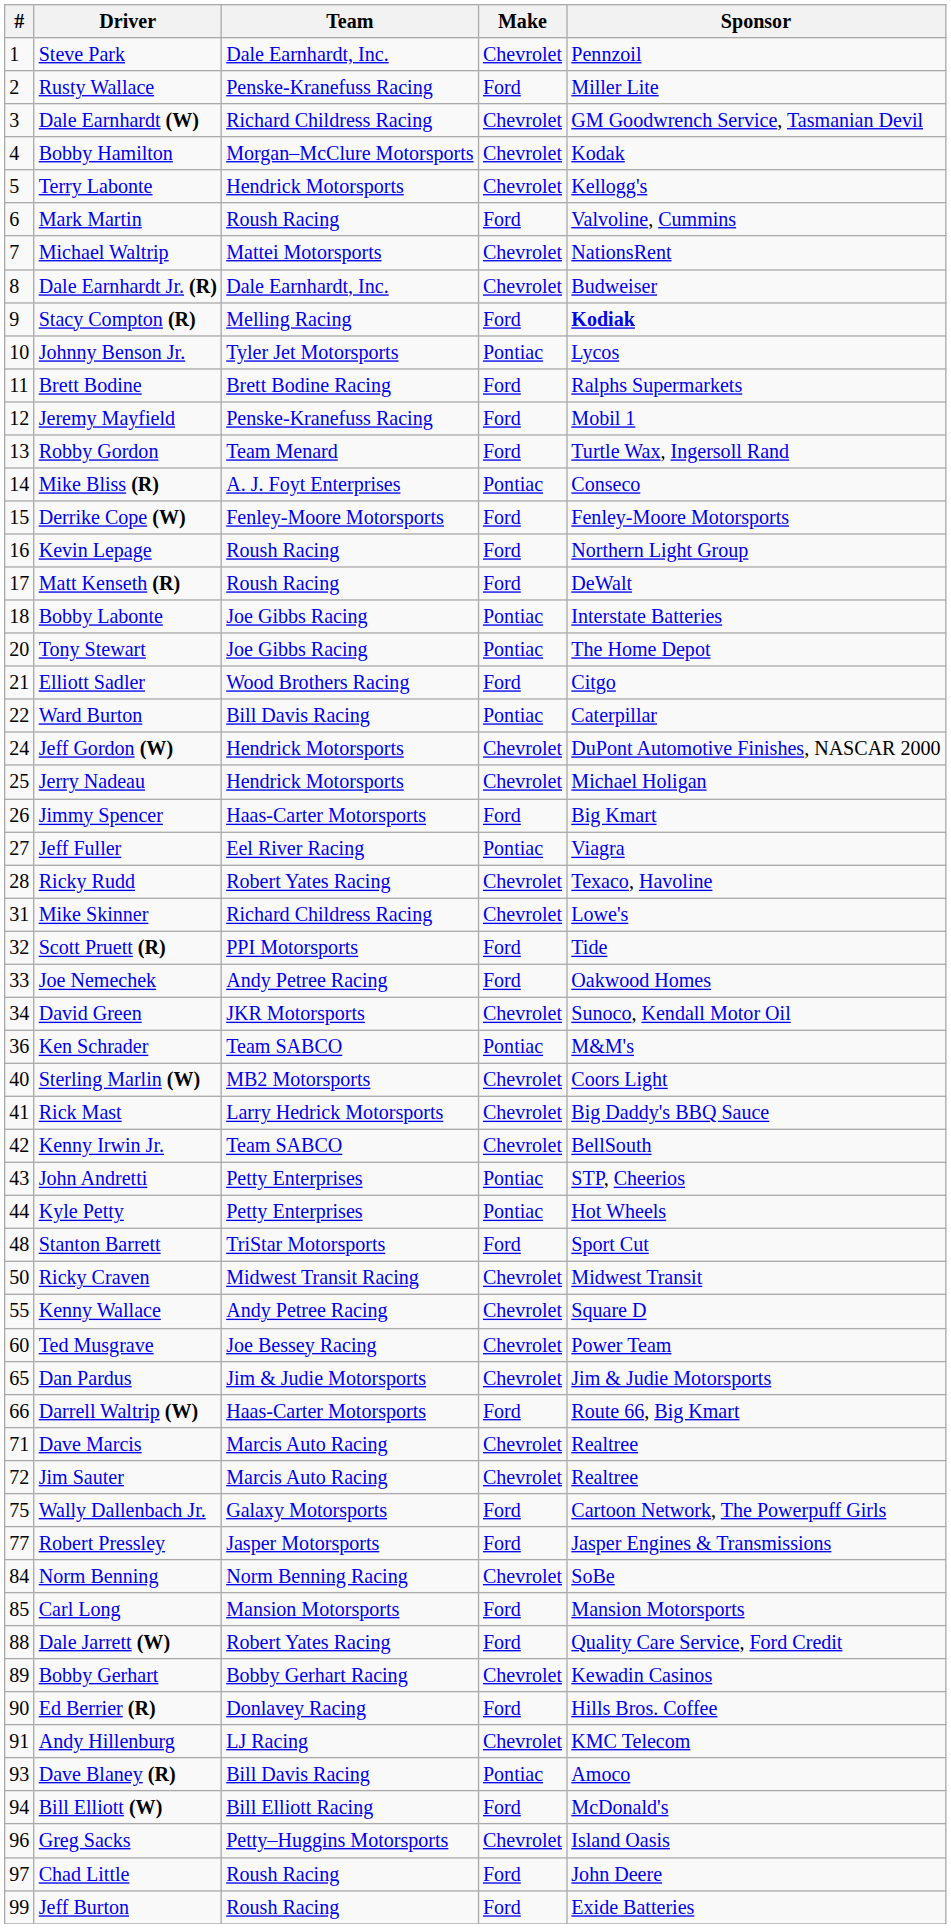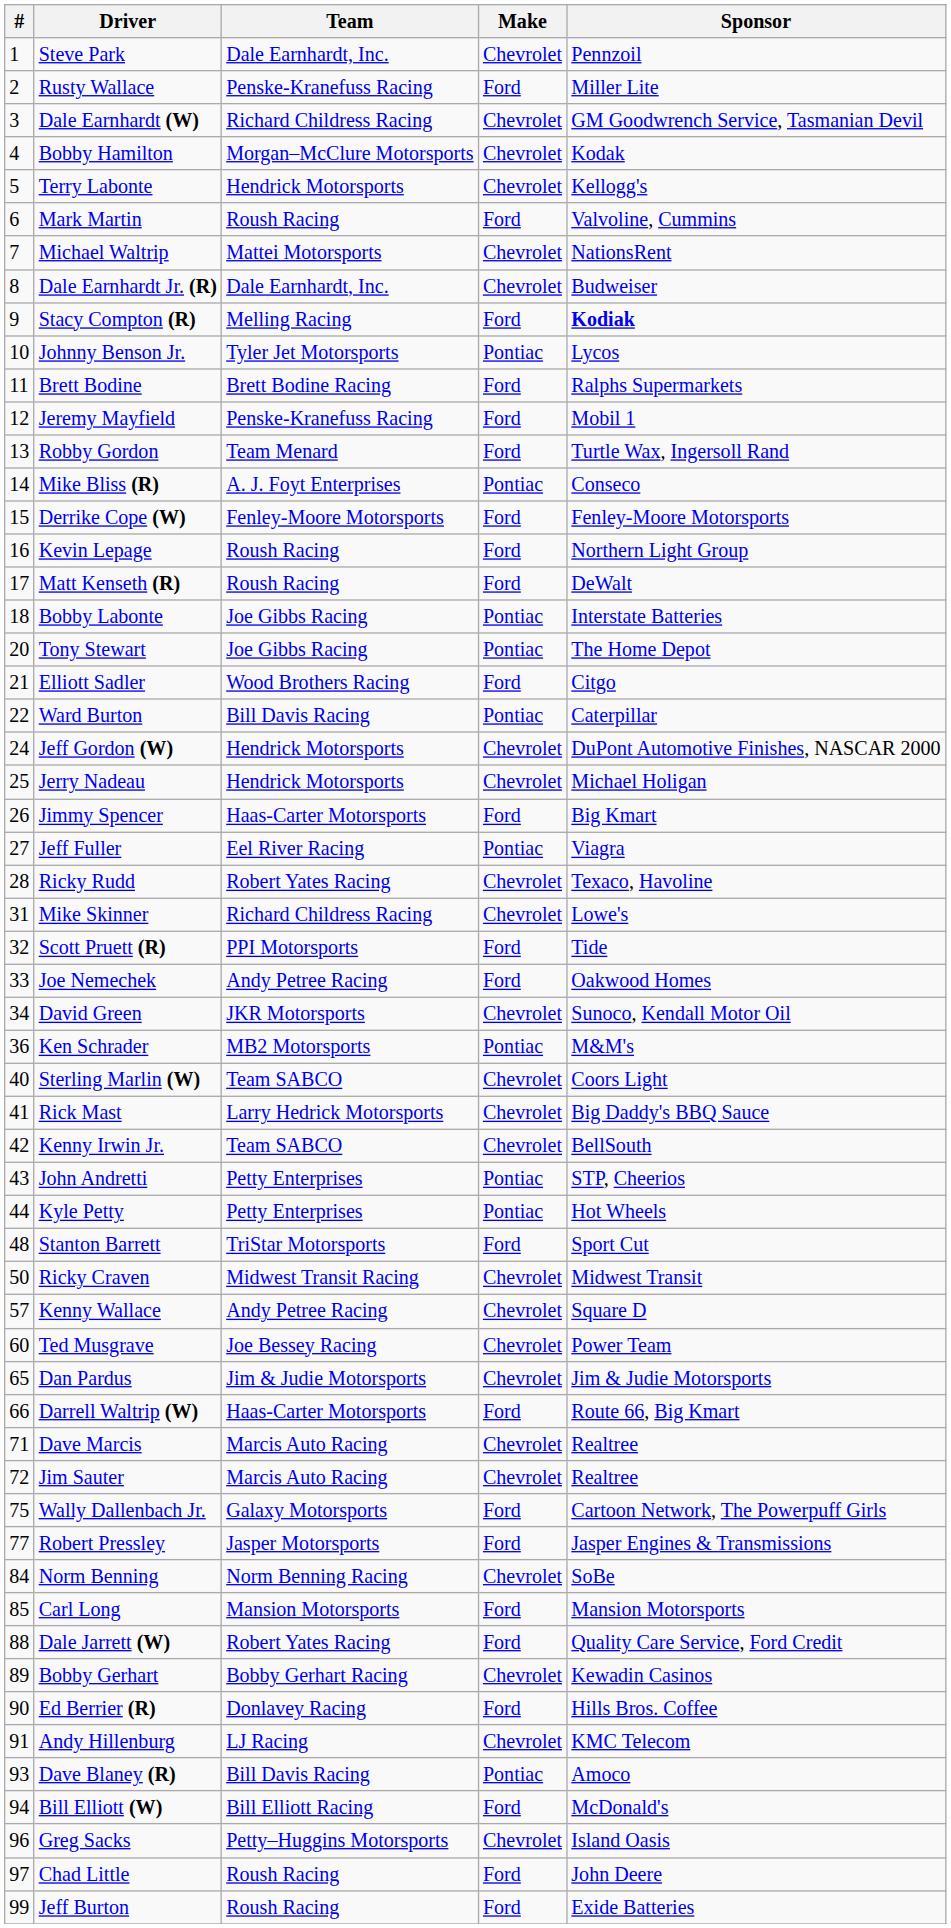(284, 1046) Team SABCO -> (298, 1046) MB2 Motorsports
(298, 1079) MB2 Motorsports -> (284, 1079) Team SABCO
(19, 1311) 55 -> (19, 1311) 57
